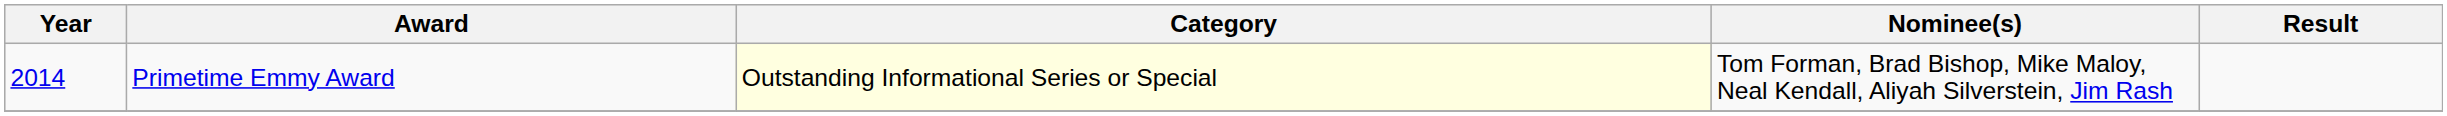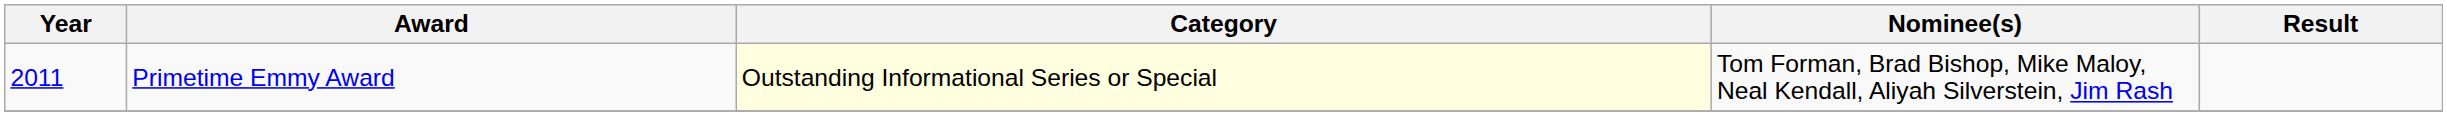(38, 76) 2014 -> (37, 76) 2011
